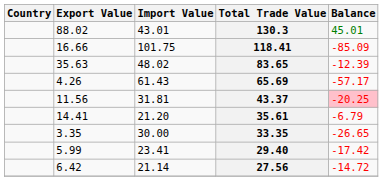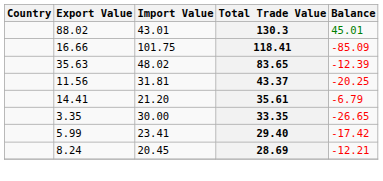- row: (272, 82)
(350, 99) pink background -> (350, 82) no background
+ row: (272, 150)
- row: (272, 167)
